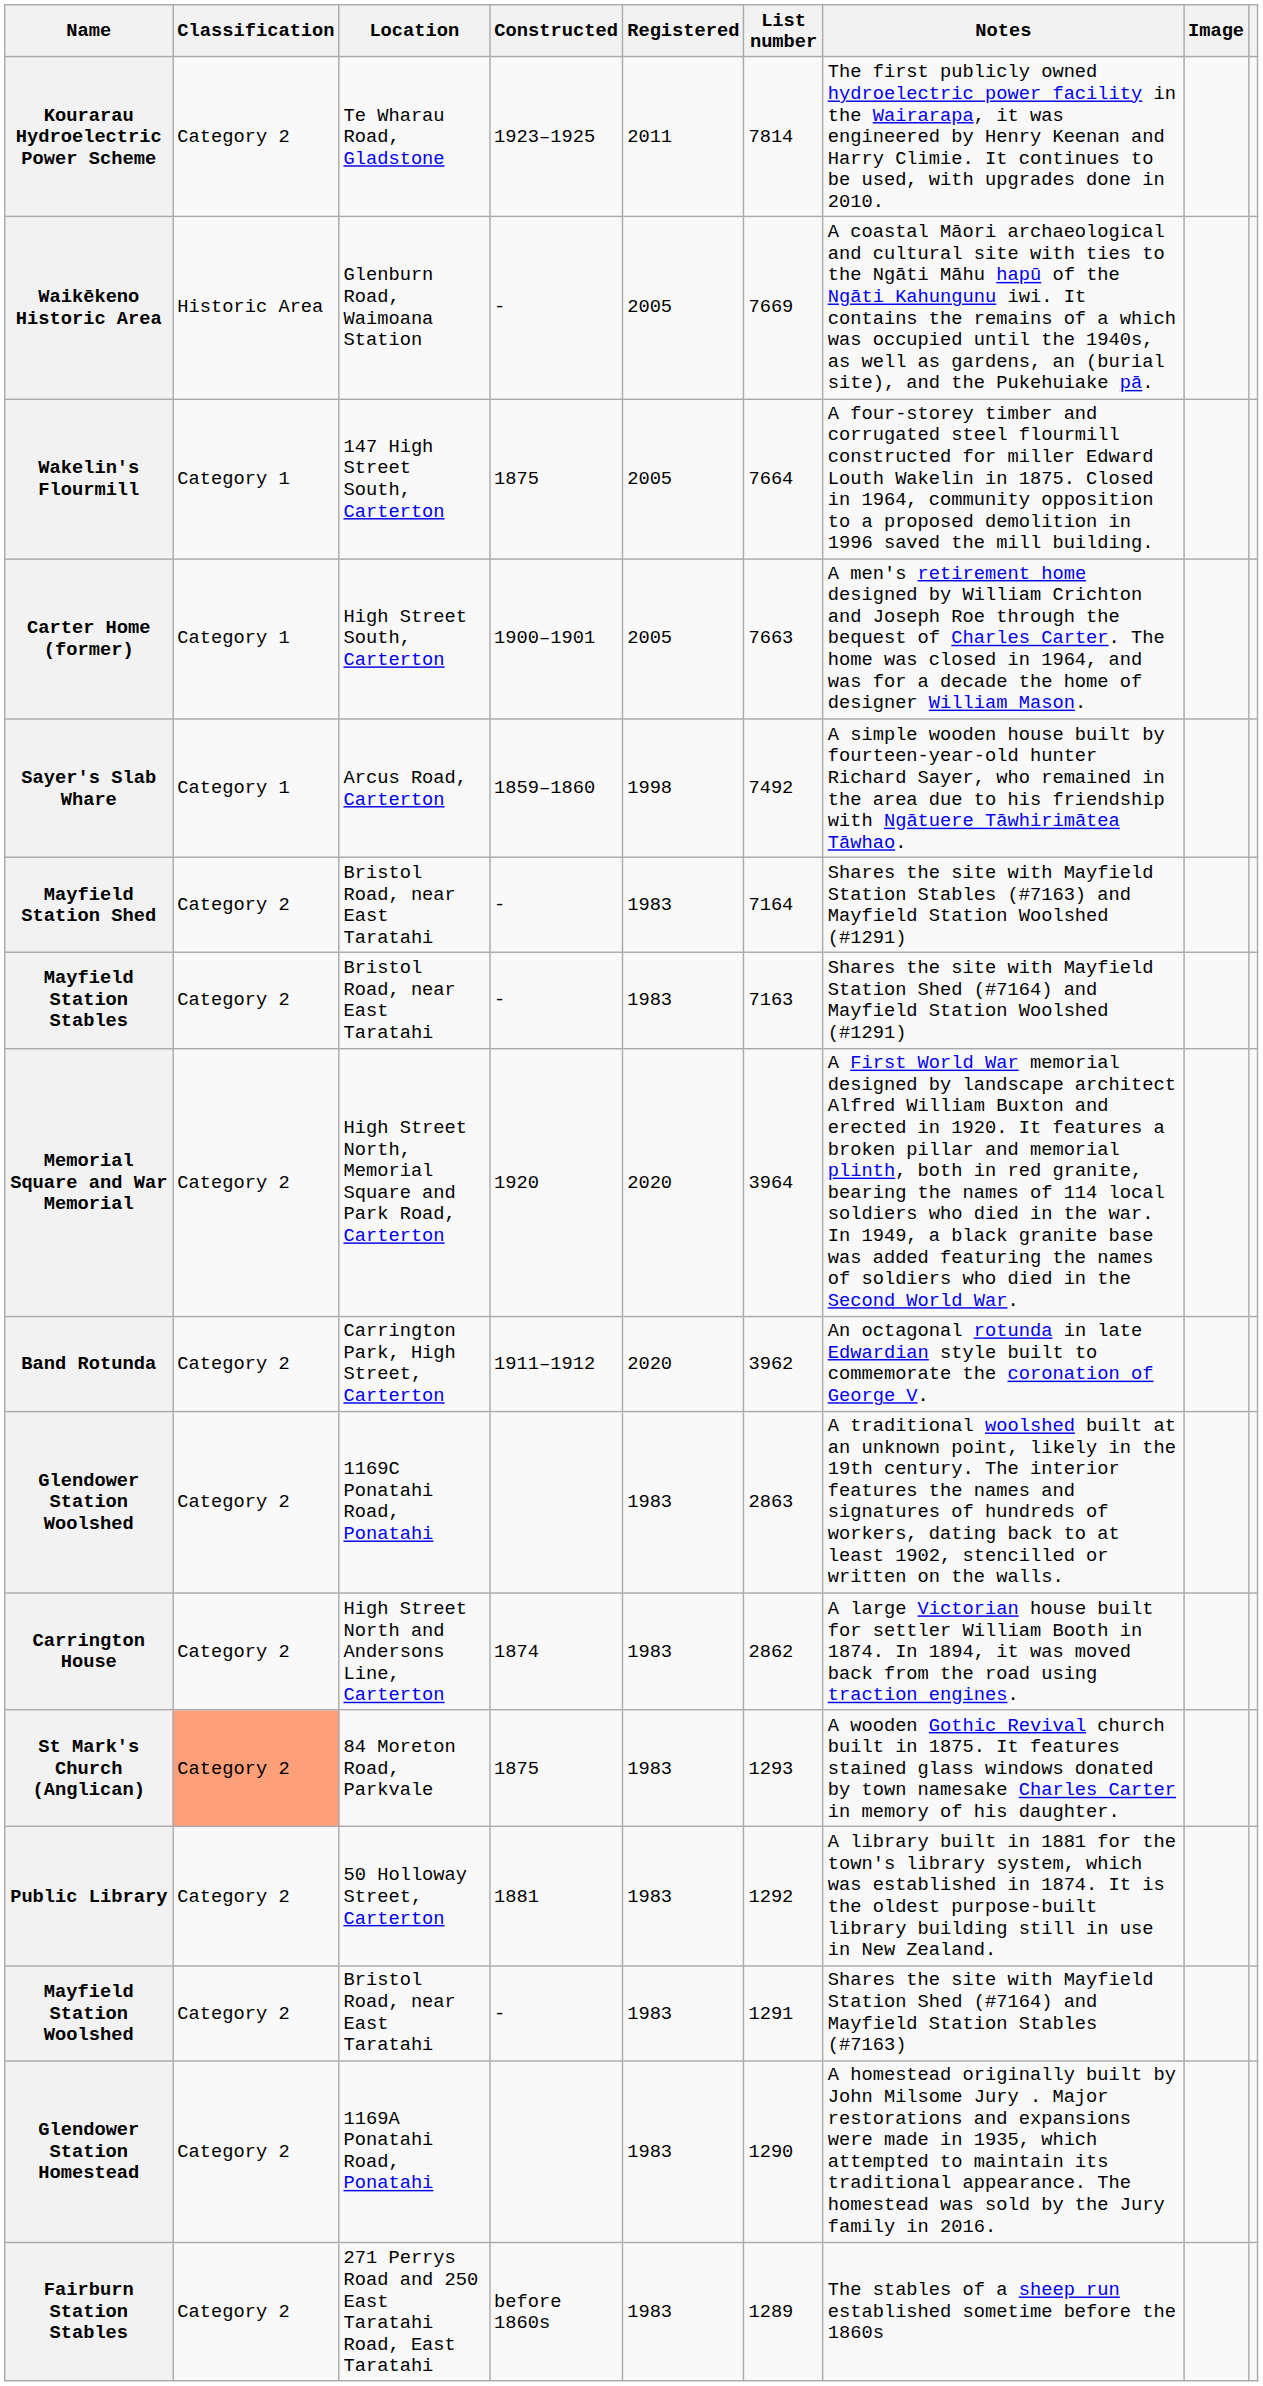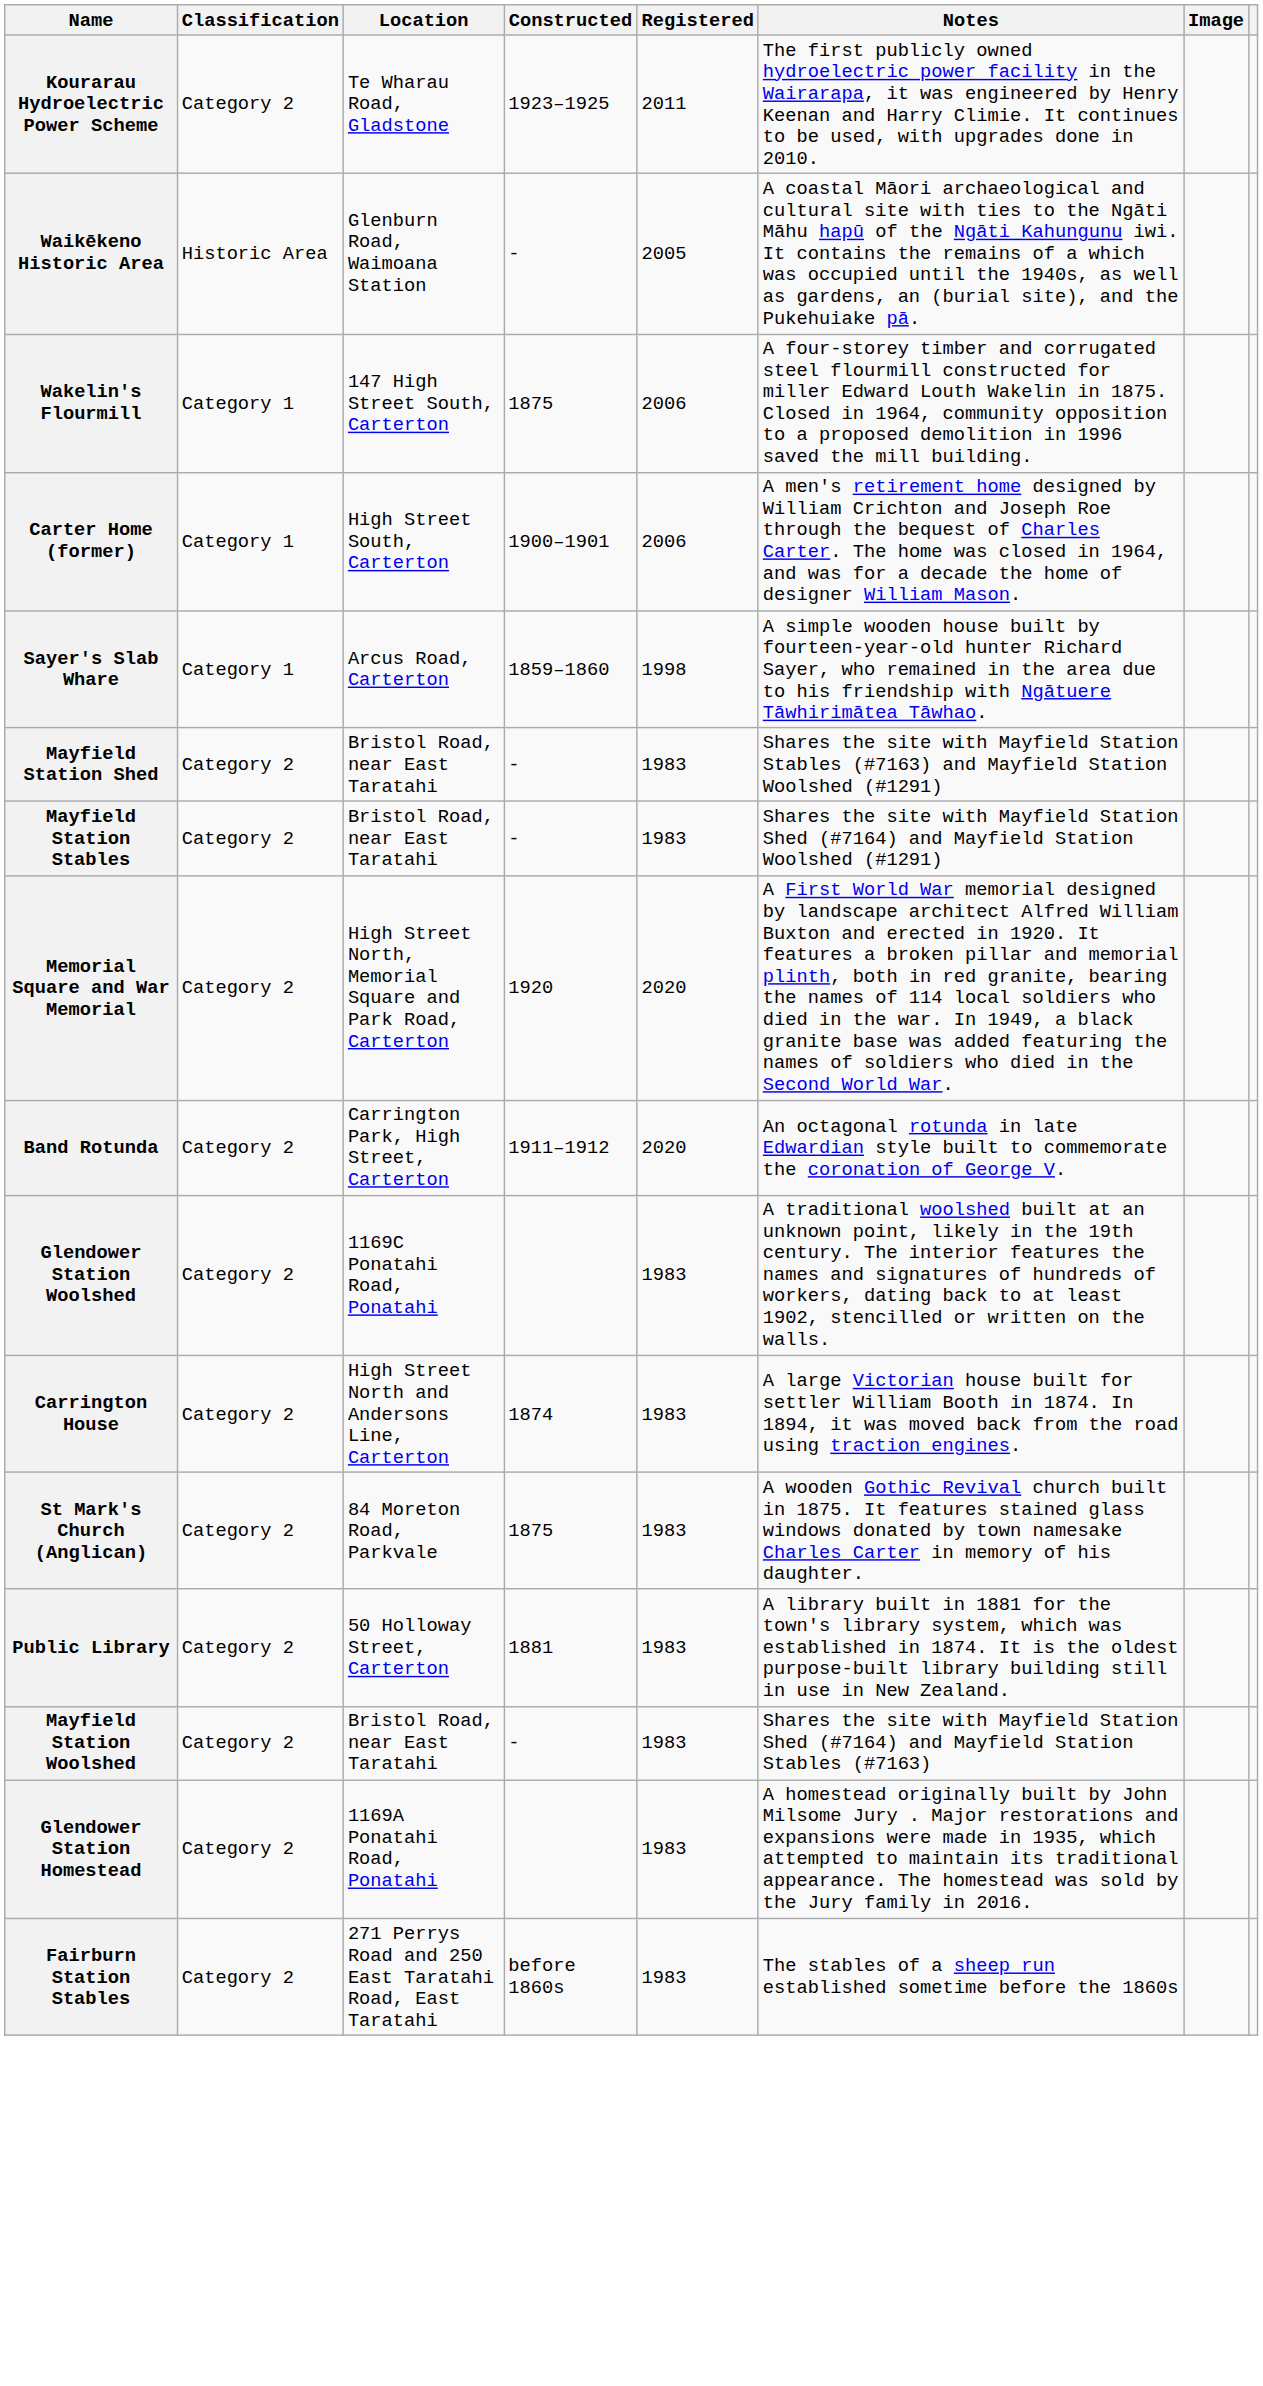- column: (784, 31)
(650, 479) 2005 -> (664, 403) 2006
(650, 639) 2005 -> (664, 542) 2006
(233, 1768) lightsalmon background -> (238, 1531) no background
